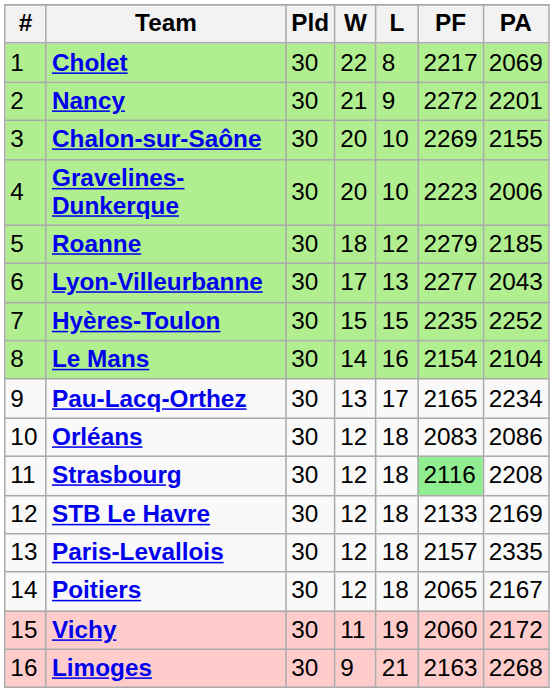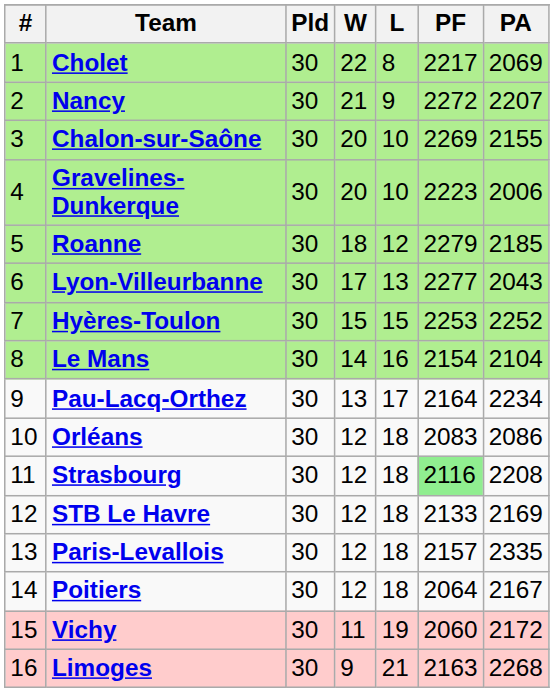(516, 100) 2201 -> (516, 100) 2207
(450, 321) 2235 -> (450, 321) 2253
(450, 398) 2165 -> (450, 398) 2164
(450, 591) 2065 -> (450, 591) 2064
